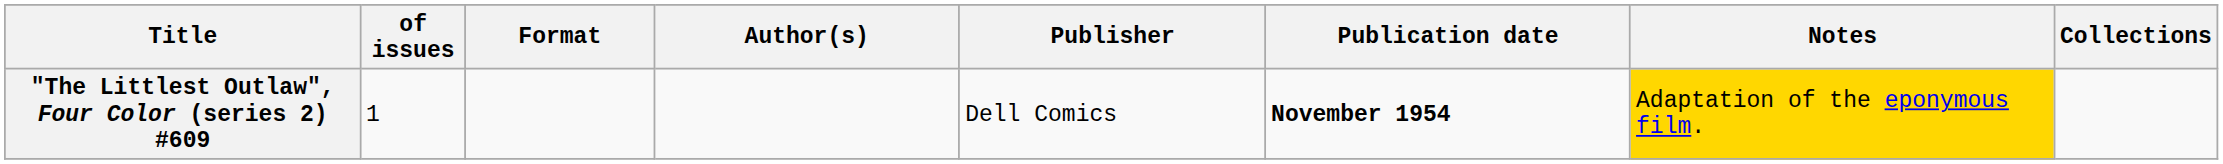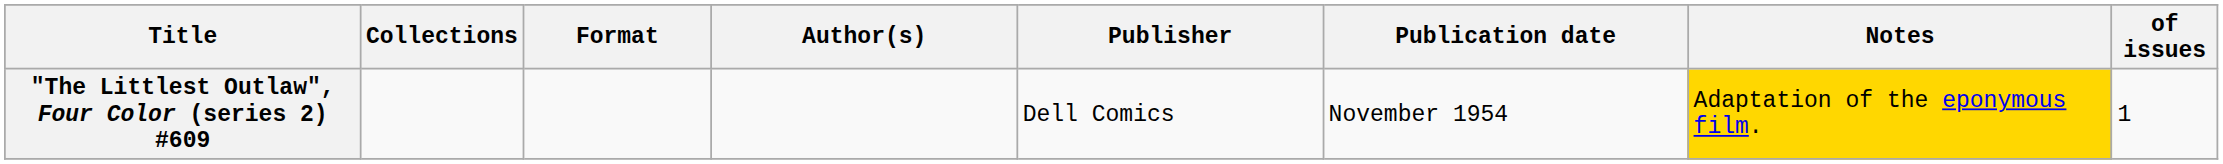columns swapped: (413, 37) <-> (2136, 37)
(1361, 114) bold -> (1418, 114) normal
